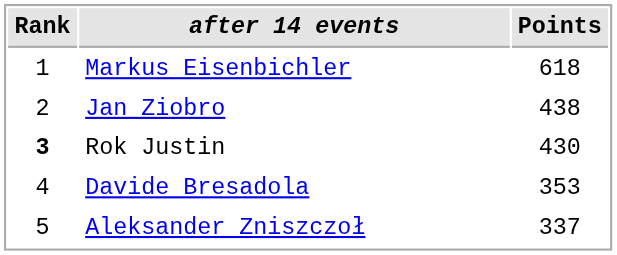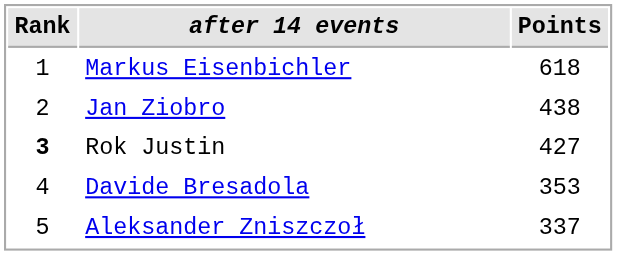(560, 148) 430 -> (560, 148) 427
